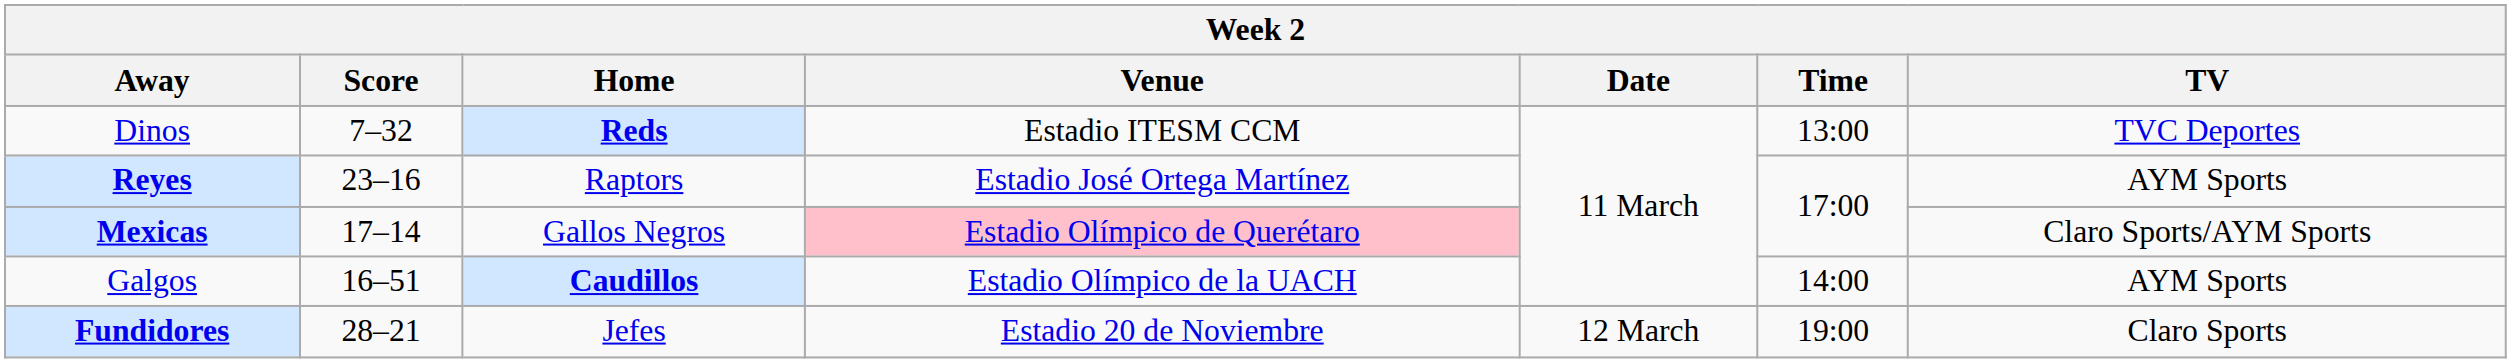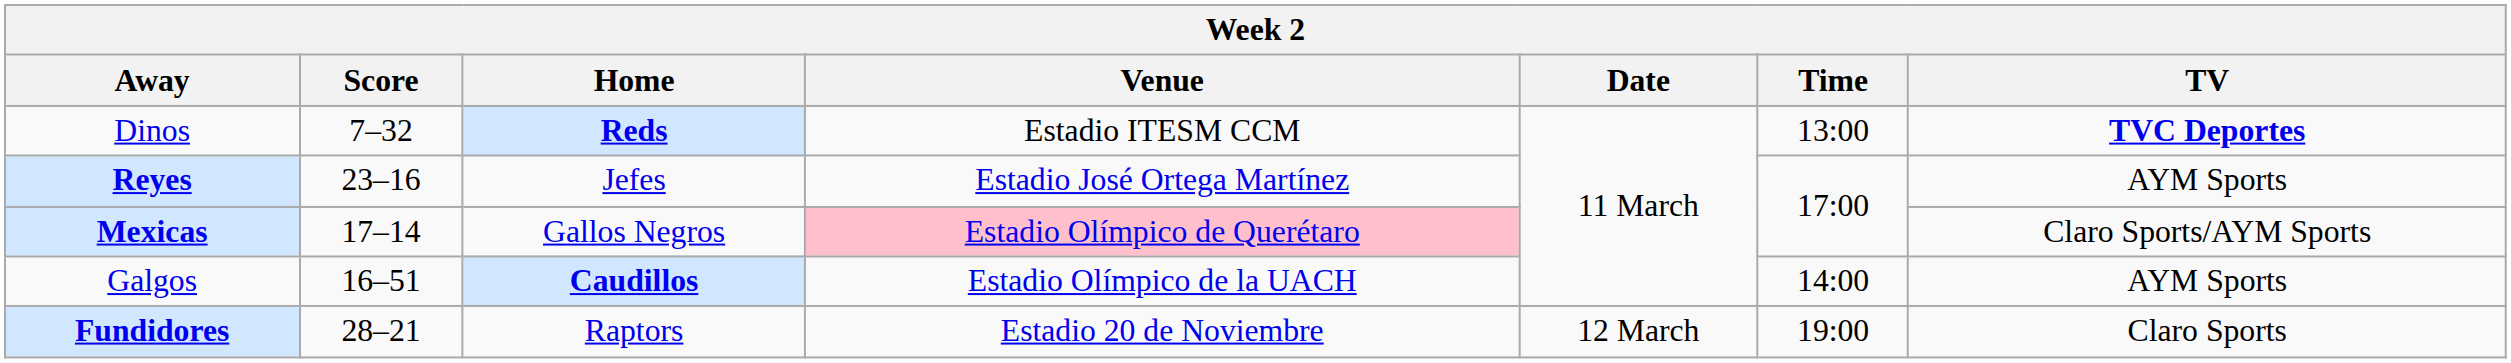(2207, 130) normal -> (2207, 130) bold
(634, 180) Raptors -> (634, 180) Jefes
(634, 331) Jefes -> (634, 331) Raptors
